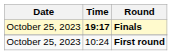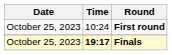rows swapped: (139, 42) <-> (128, 27)
